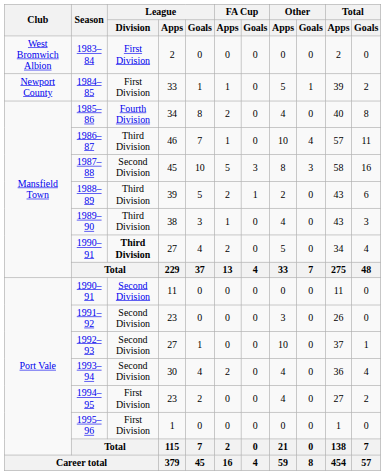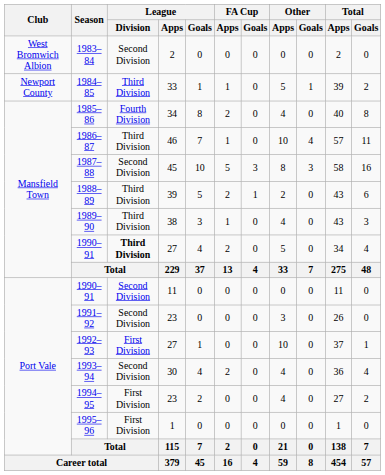(133, 54) First Division -> (133, 54) Second Division
(133, 87) First Division -> (133, 87) Third Division
(133, 345) Second Division -> (133, 345) First Division
